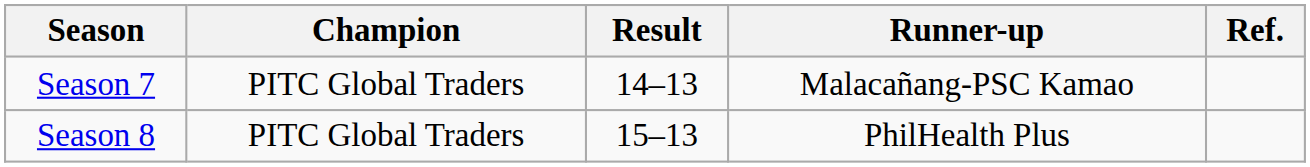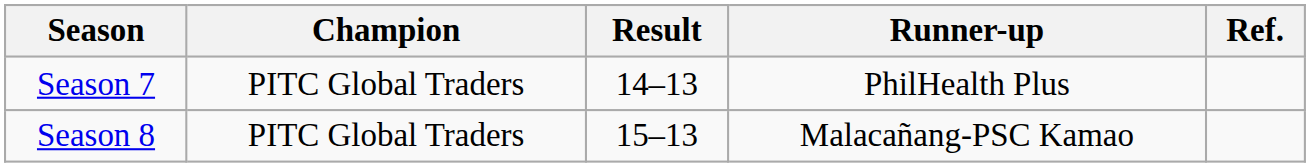(967, 82) Malacañang-PSC Kamao -> (967, 82) PhilHealth Plus
(967, 135) PhilHealth Plus -> (967, 135) Malacañang-PSC Kamao
